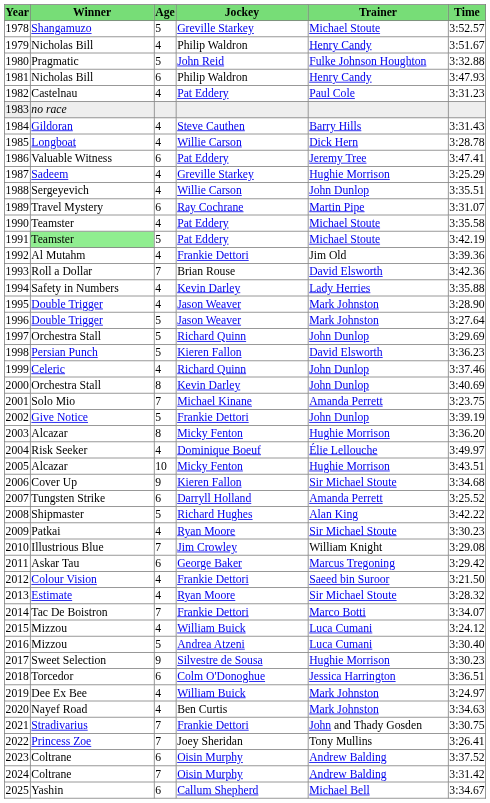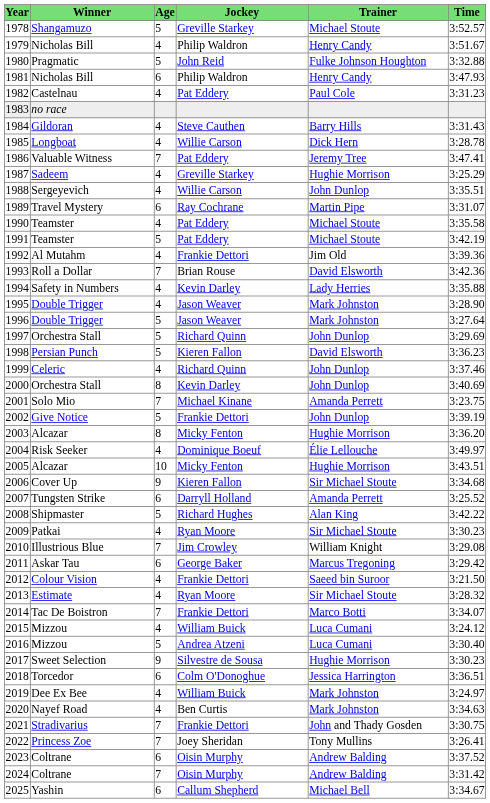(158, 158) 6 -> (158, 158) 7
(53, 239) lightgreen background -> (53, 239) no background
